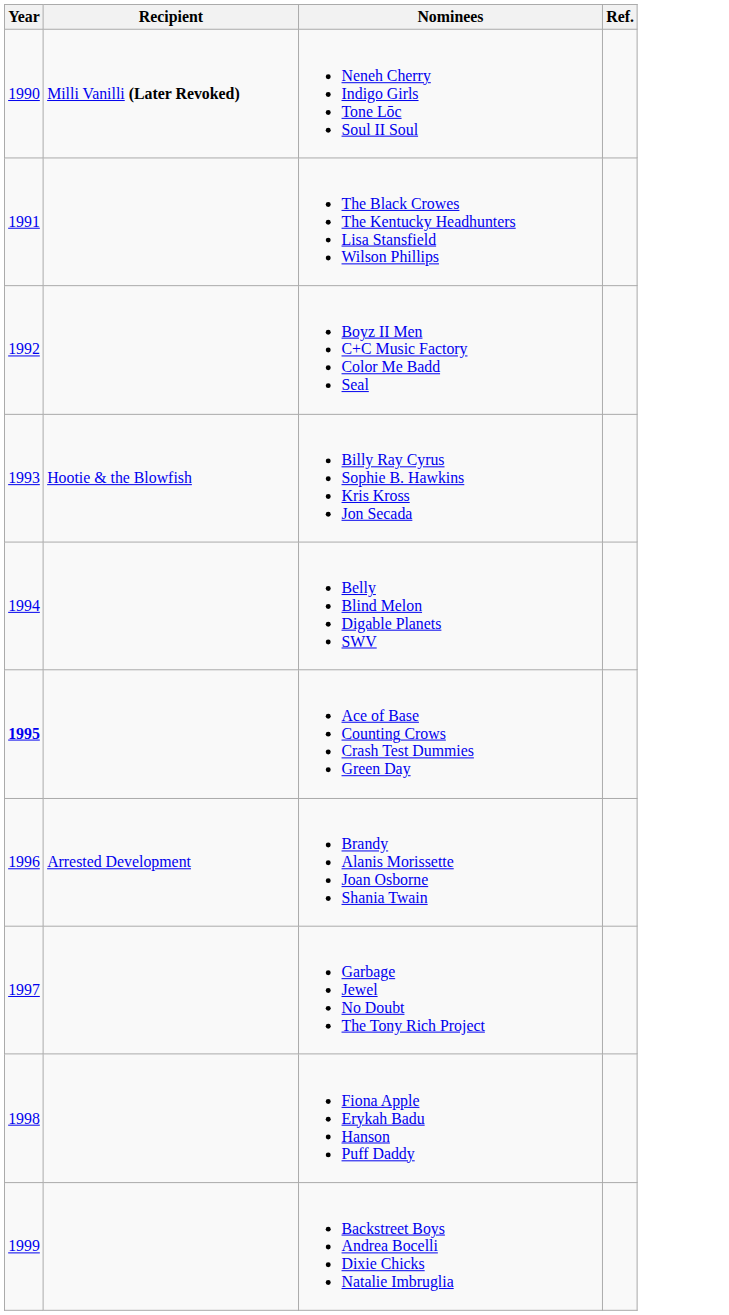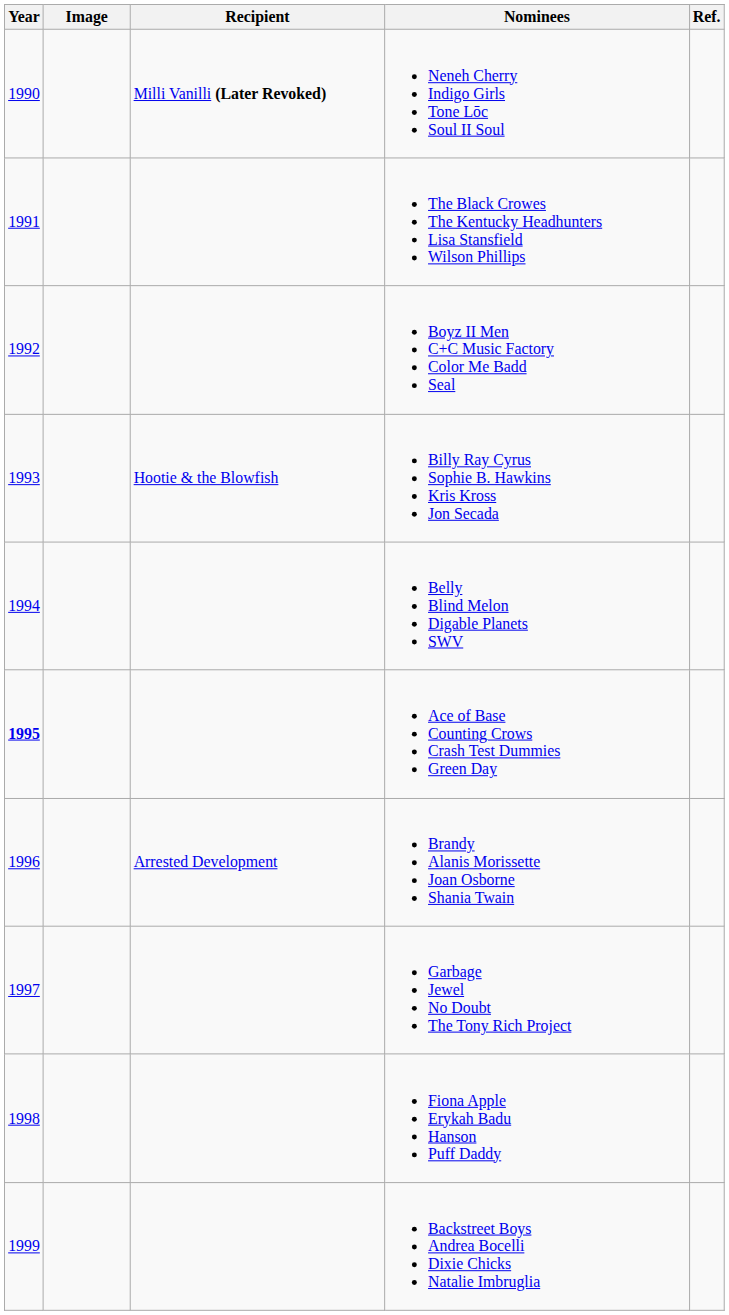+ column: (87, 17)
